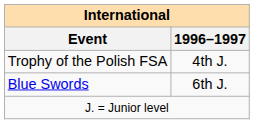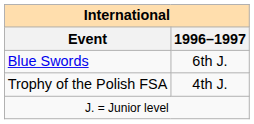rows swapped: (48, 84) <-> (88, 61)
